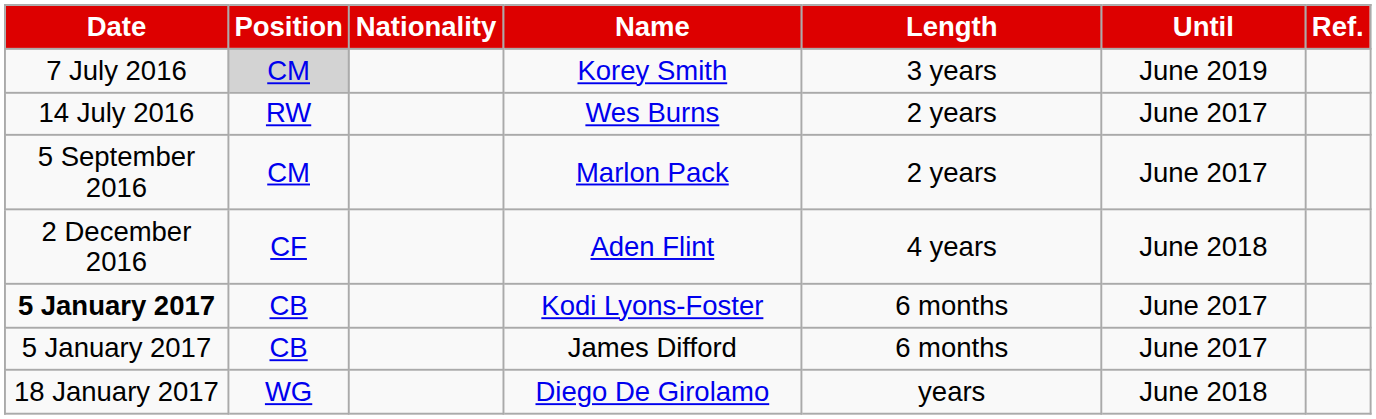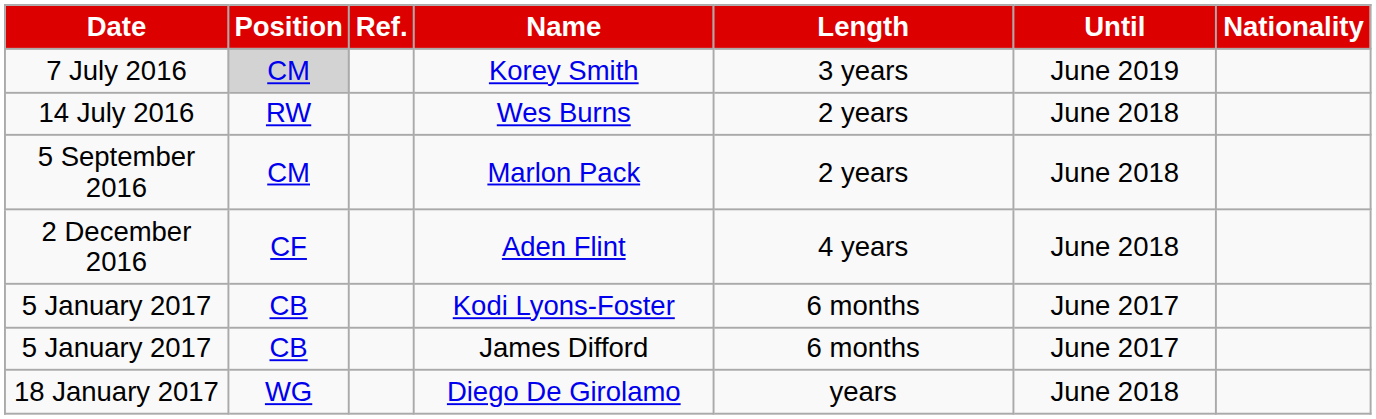columns swapped: (426, 27) <-> (1338, 27)
(1203, 114) June 2017 -> (1115, 114) June 2018
(1203, 173) June 2017 -> (1115, 173) June 2018
(116, 305) bold -> (116, 305) normal
